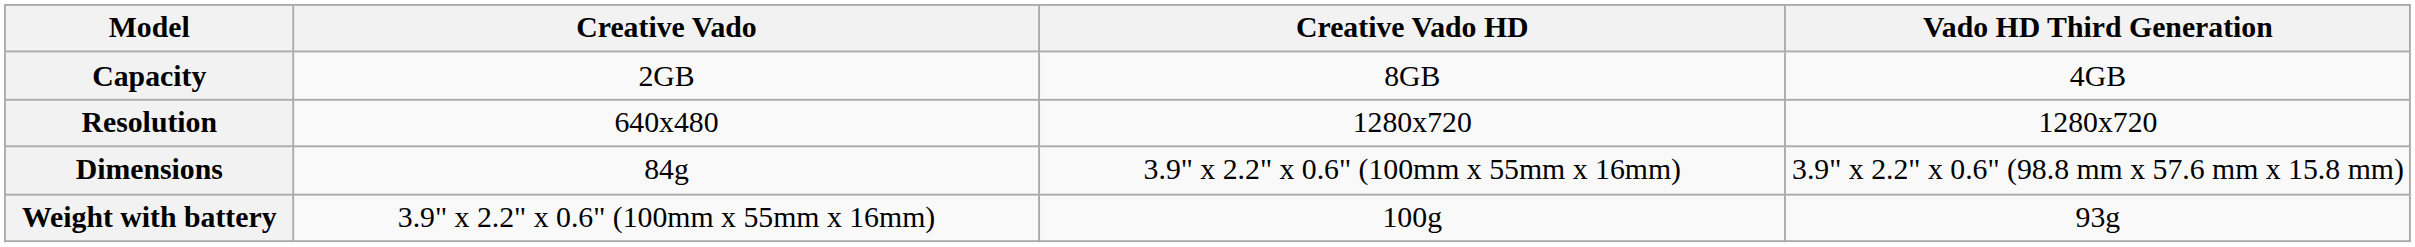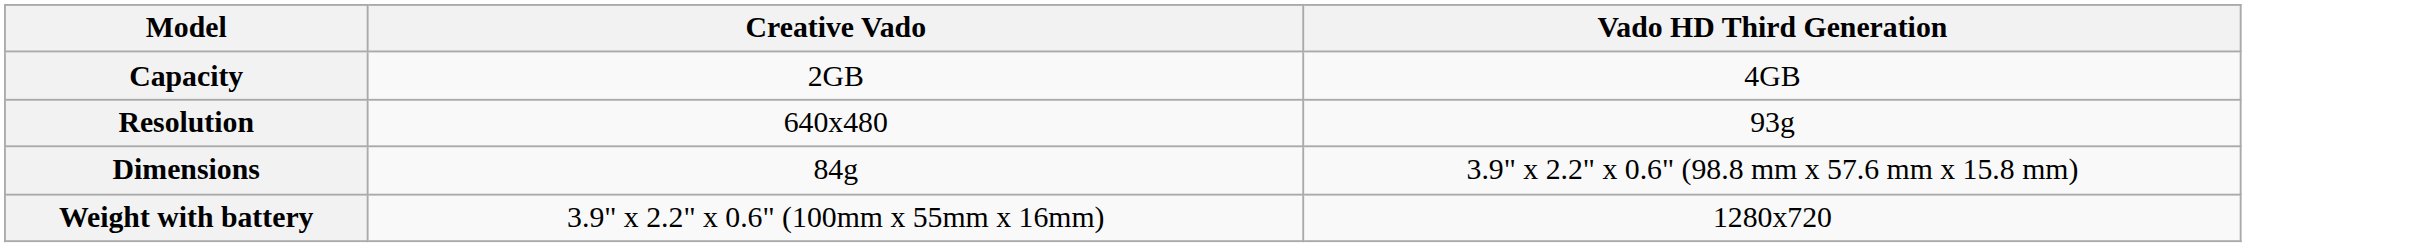- column: (1412, 28)
(2098, 122) 1280x720 -> (1772, 122) 93g
(2098, 216) 93g -> (1772, 216) 1280x720
